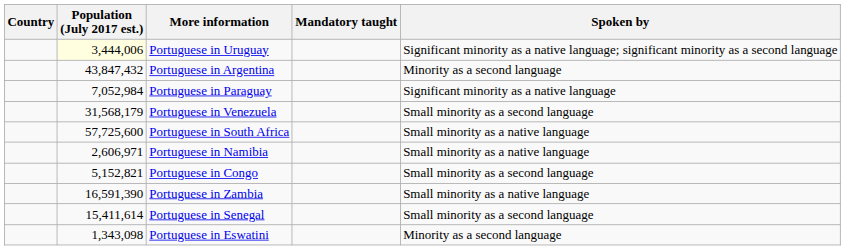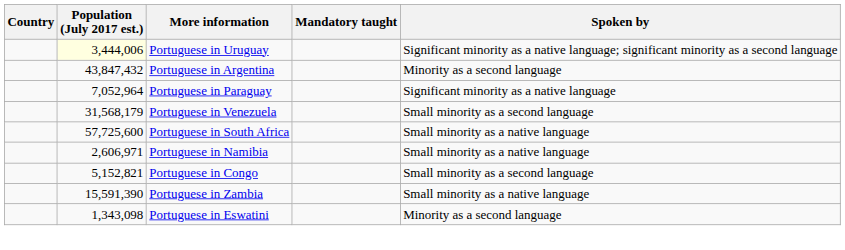(117, 91) 7,052,984 -> (117, 91) 7,052,964
(114, 193) 16,591,390 -> (114, 193) 15,591,390
- row: (207, 214)
